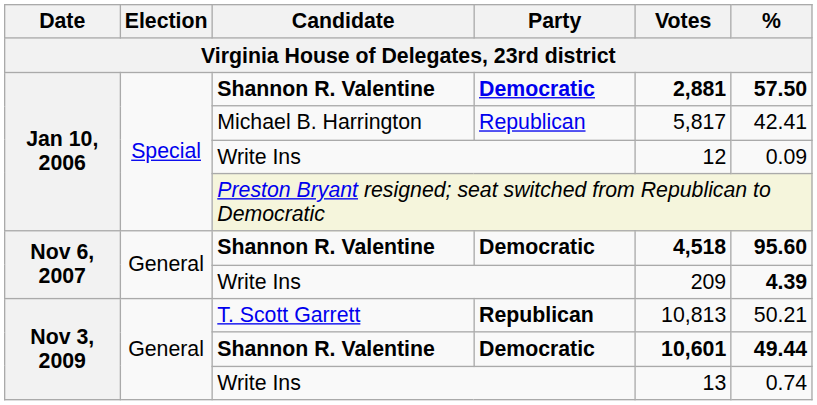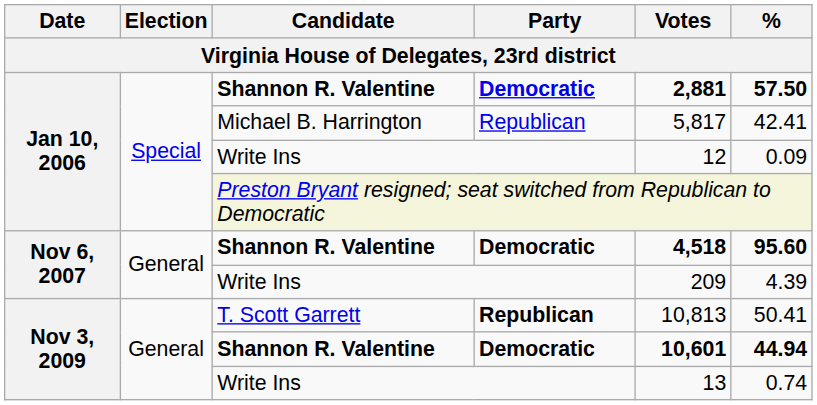(786, 281) bold -> (786, 281) normal
(780, 315) 50.21 -> (780, 315) 50.41
(780, 349) 49.44 -> (780, 349) 44.94
